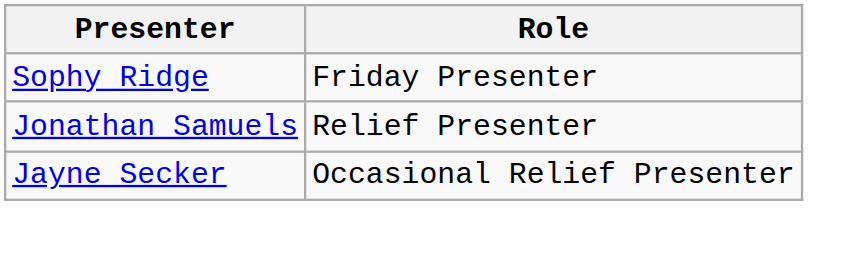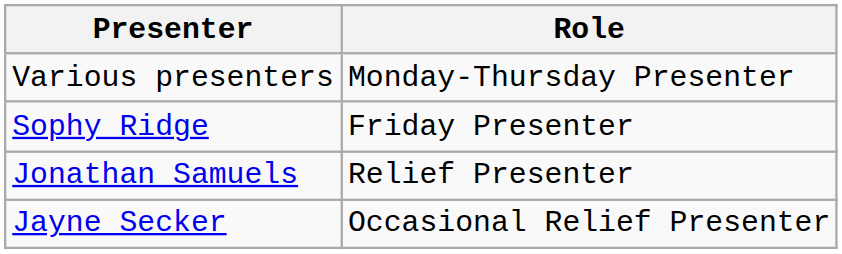+ row: (173, 78)
